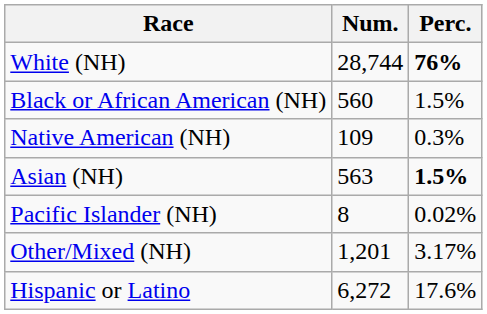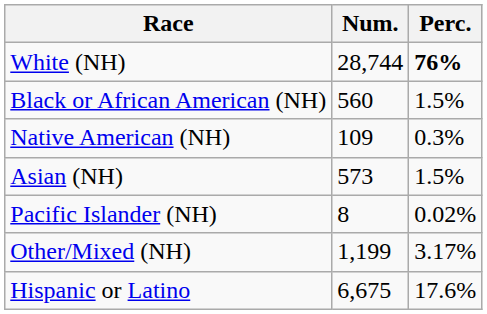(355, 175) 563 -> (355, 175) 573
(441, 175) bold -> (439, 175) normal
(364, 251) 1,201 -> (364, 251) 1,199
(364, 289) 6,272 -> (364, 289) 6,675
